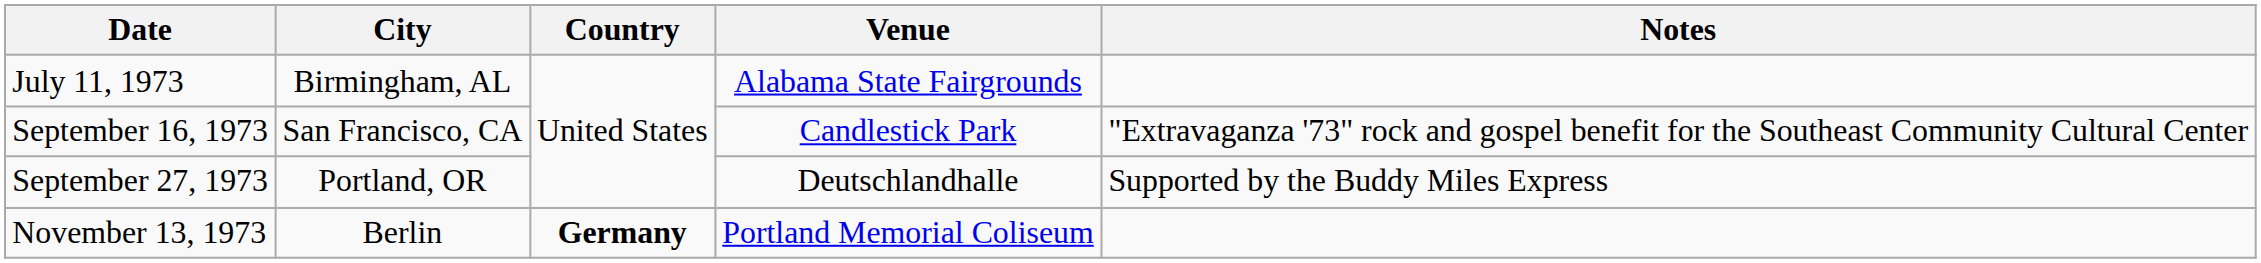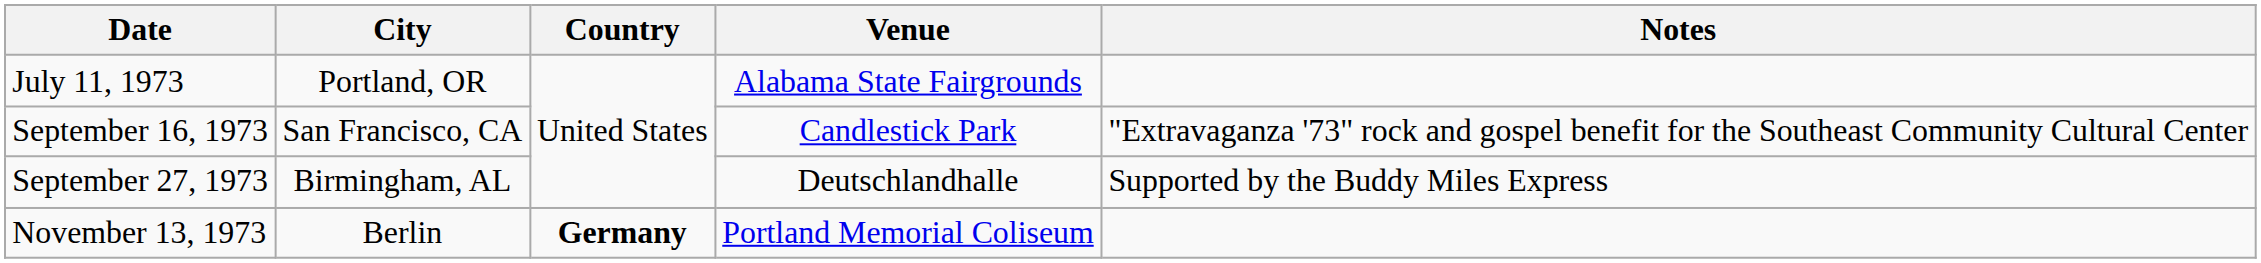(402, 80) Birmingham, AL -> (402, 80) Portland, OR
(402, 181) Portland, OR -> (402, 181) Birmingham, AL
